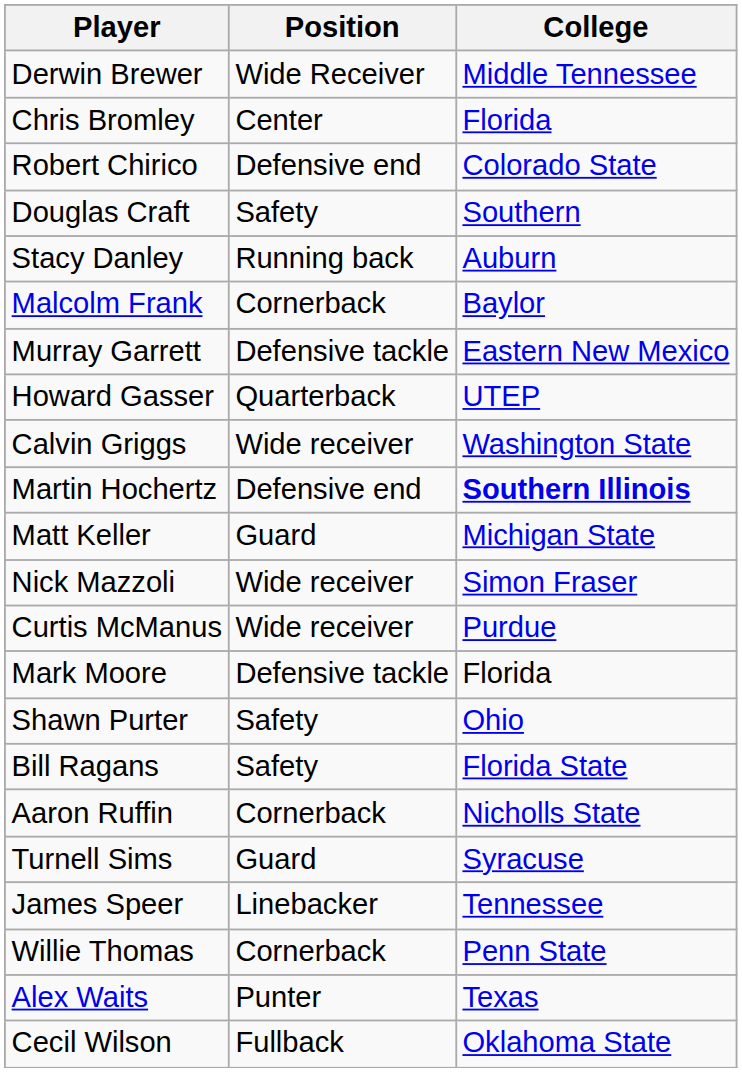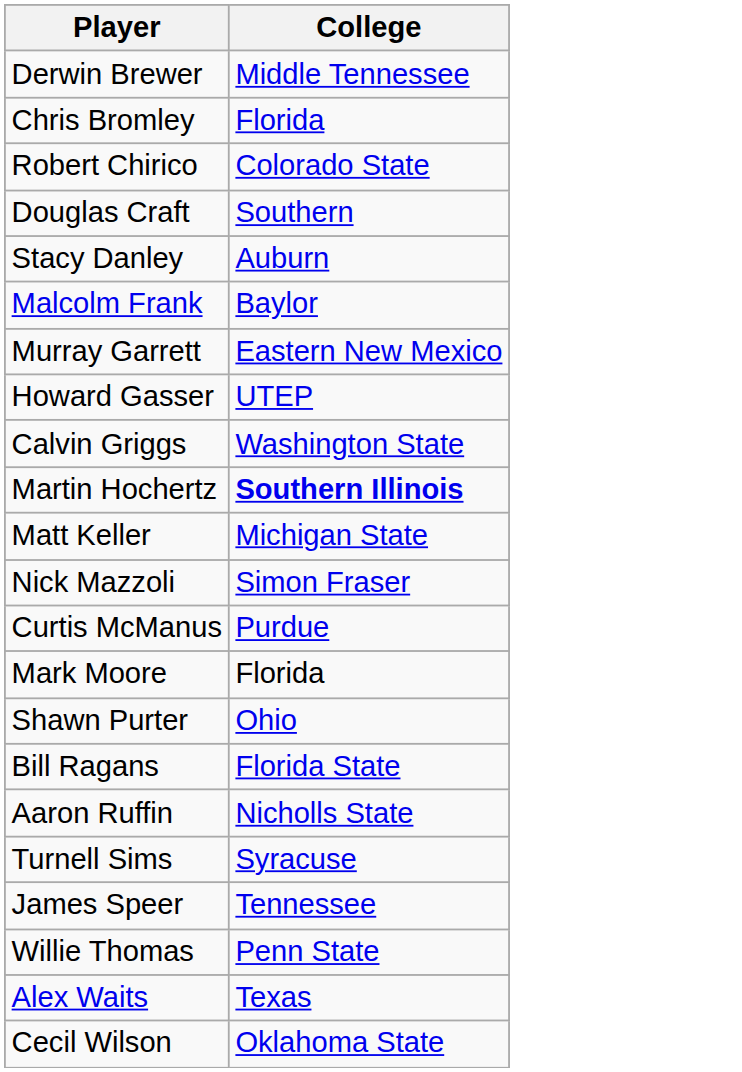- column: (342, 27)
